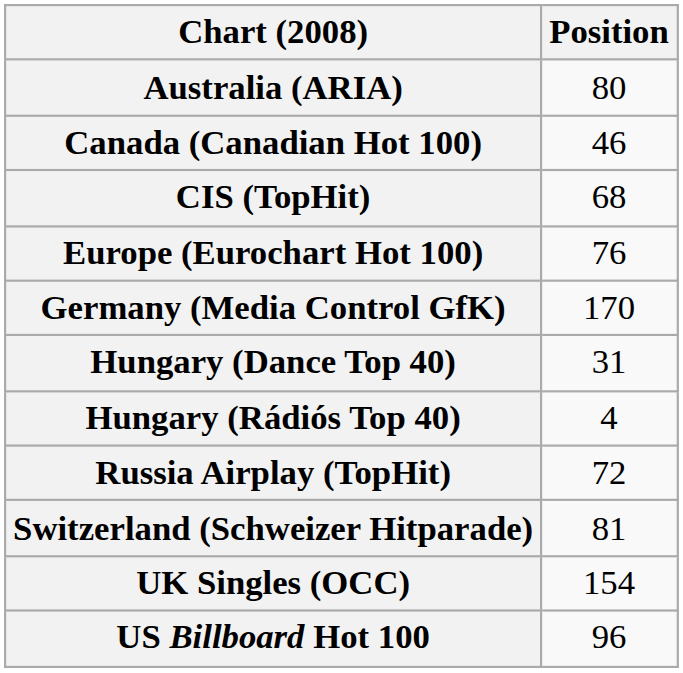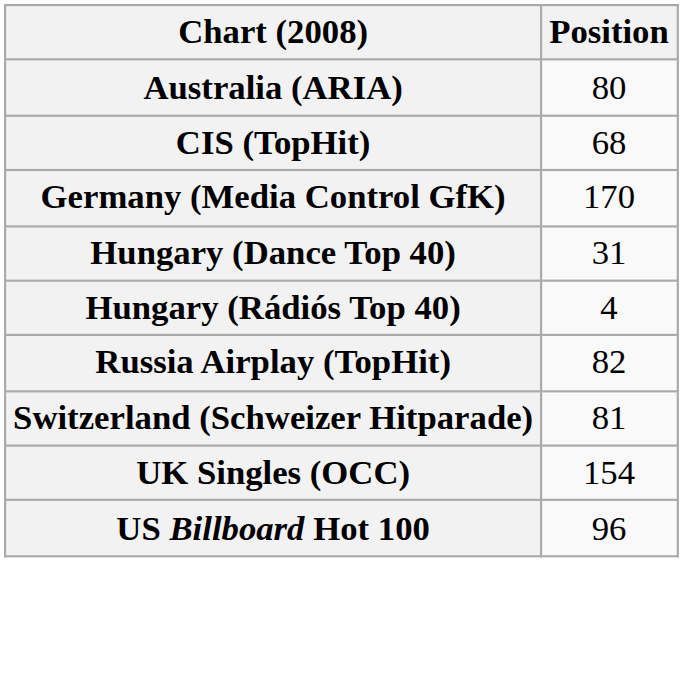- row: (273, 142)
- row: (273, 252)
(609, 472) 72 -> (609, 362) 82
